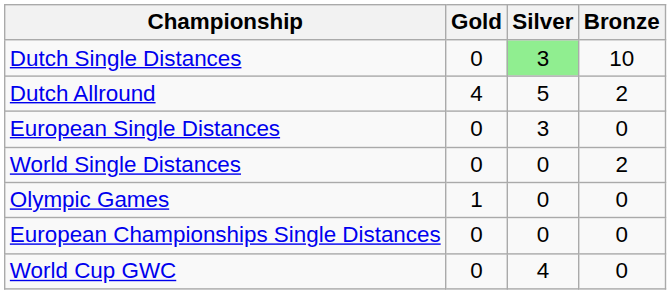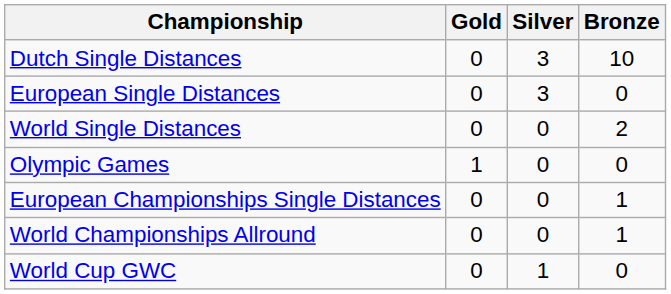(543, 57) lightgreen background -> (543, 57) no background
- row: (83, 93)
(622, 235) 0 -> (622, 199) 1
+ row: (163, 235)
(543, 270) 4 -> (543, 270) 1
